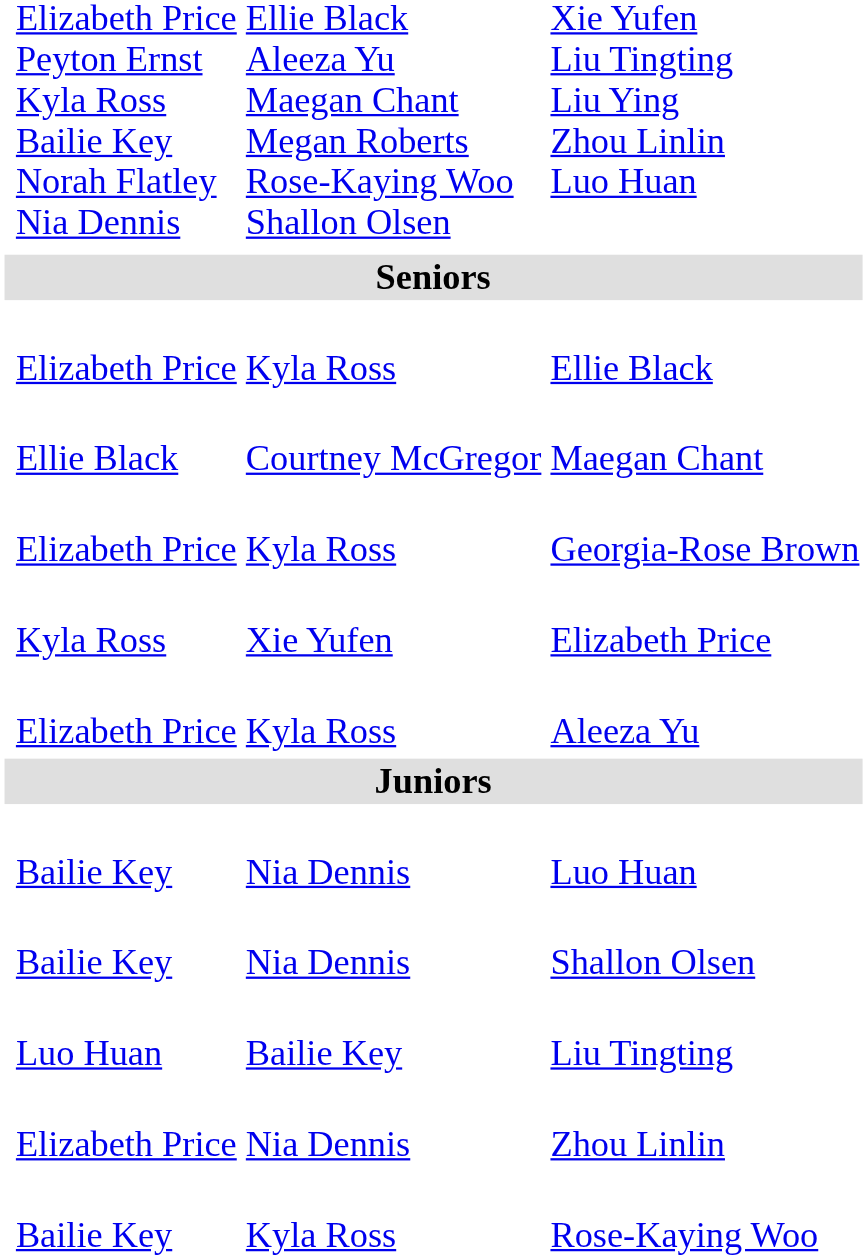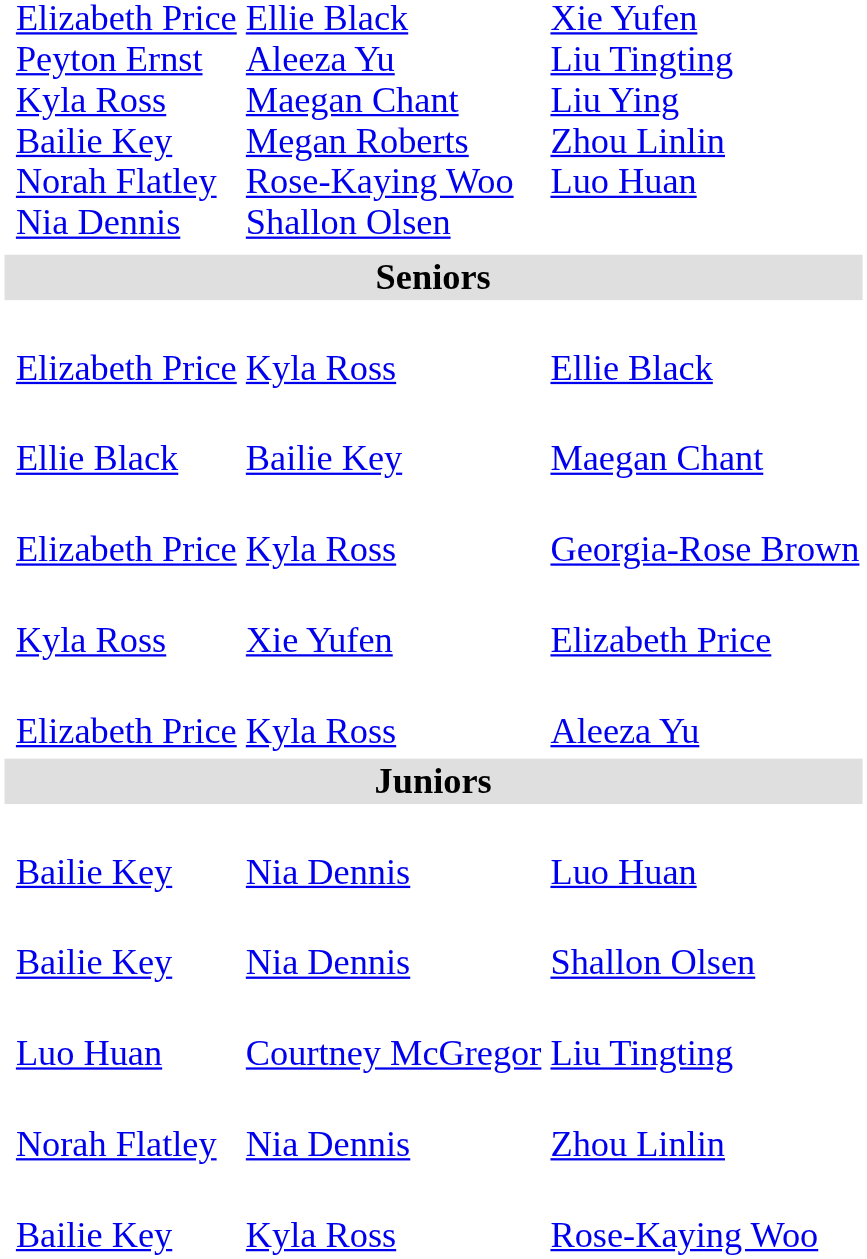(394, 458) Courtney McGregor -> (324, 458) Bailie Key
(324, 1053) Bailie Key -> (394, 1053) Courtney McGregor
(126, 1143) Elizabeth Price -> (116, 1143) Norah Flatley
